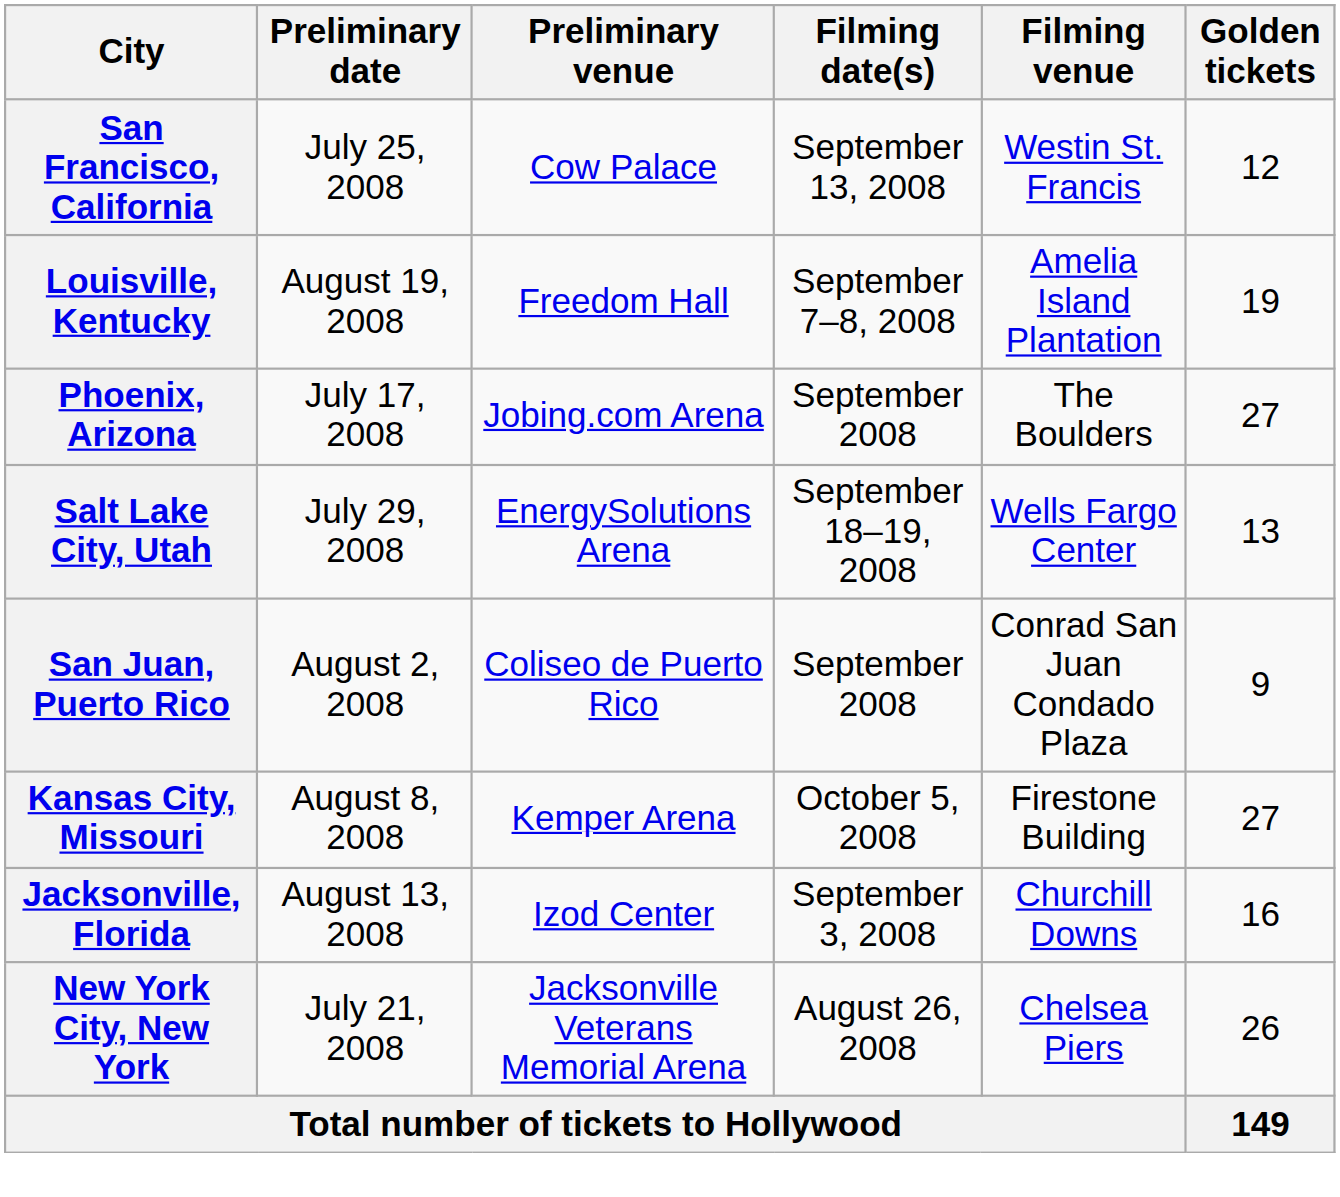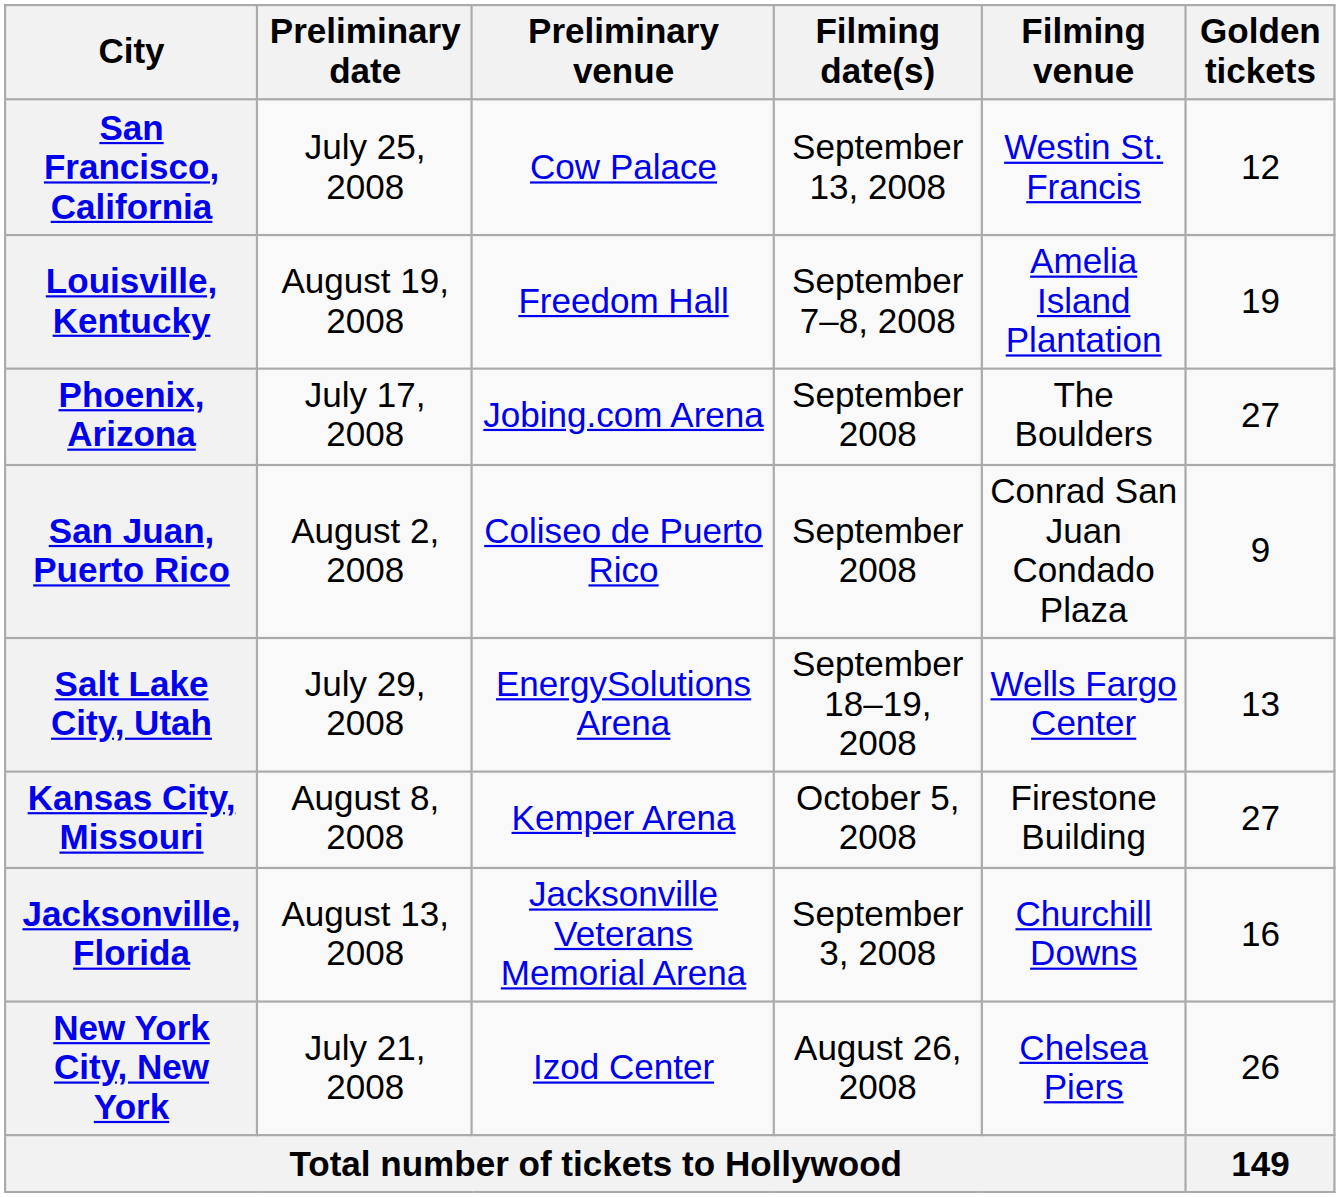rows swapped: (132, 530) <-> (132, 684)
(624, 914) Izod Center -> (624, 933) Jacksonville Veterans Memorial Arena
(624, 1028) Jacksonville Veterans Memorial Arena -> (624, 1068) Izod Center
